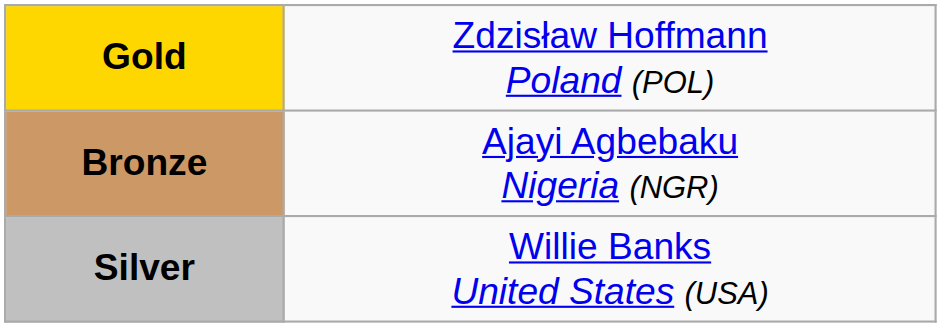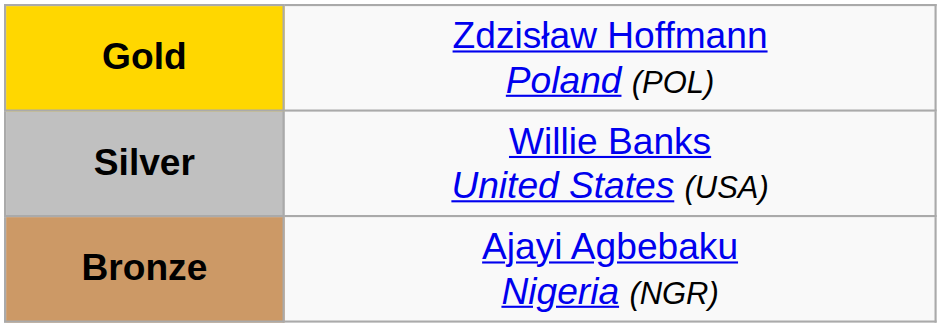rows swapped: (144, 268) <-> (144, 162)
